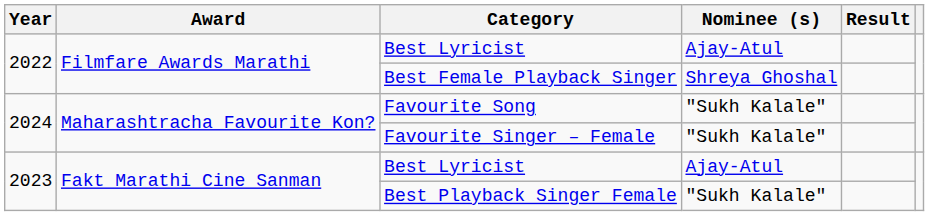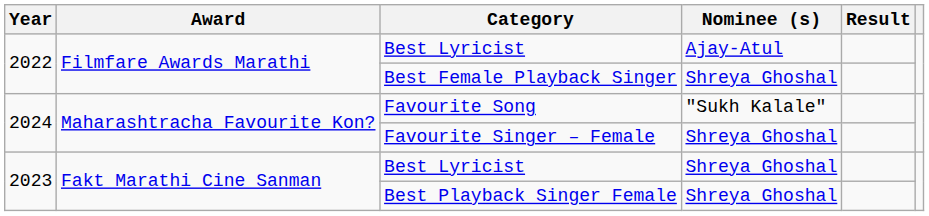(756, 137) "Sukh Kalale" -> (761, 137) Shreya Ghoshal
(734, 167) Ajay-Atul -> (761, 167) Shreya Ghoshal
(756, 196) "Sukh Kalale" -> (761, 196) Shreya Ghoshal
